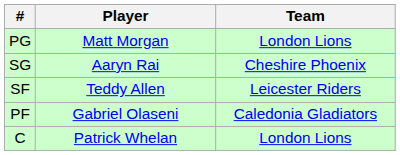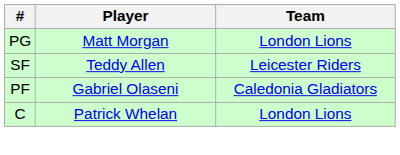- row: (20, 65)
